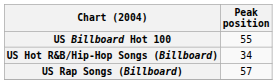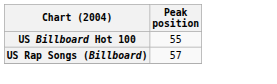- row: (112, 55)
